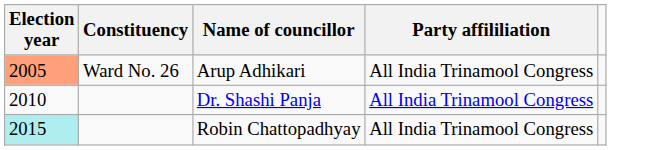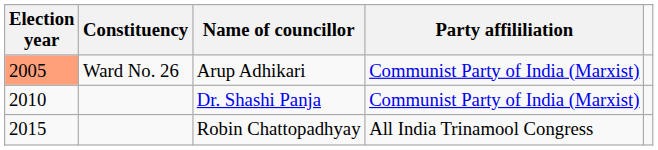(481, 70) All India Trinamool Congress -> (504, 70) Communist Party of India (Marxist)
(481, 99) All India Trinamool Congress -> (504, 99) Communist Party of India (Marxist)
(28, 129) paleturquoise background -> (28, 129) no background
